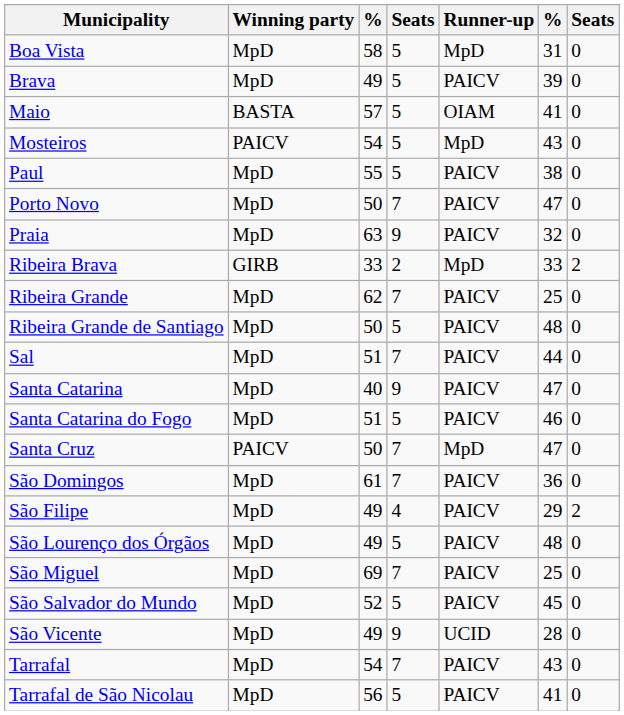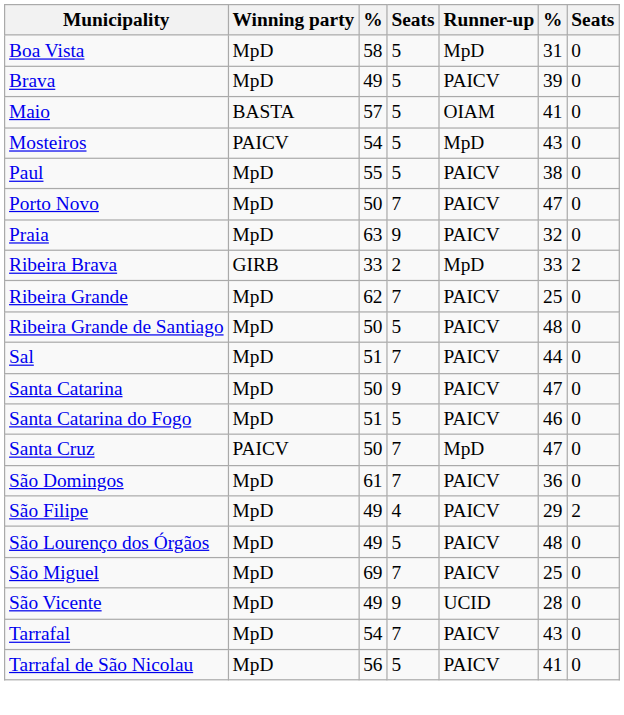(373, 388) 40 -> (373, 388) 50
- row: (103, 603)
